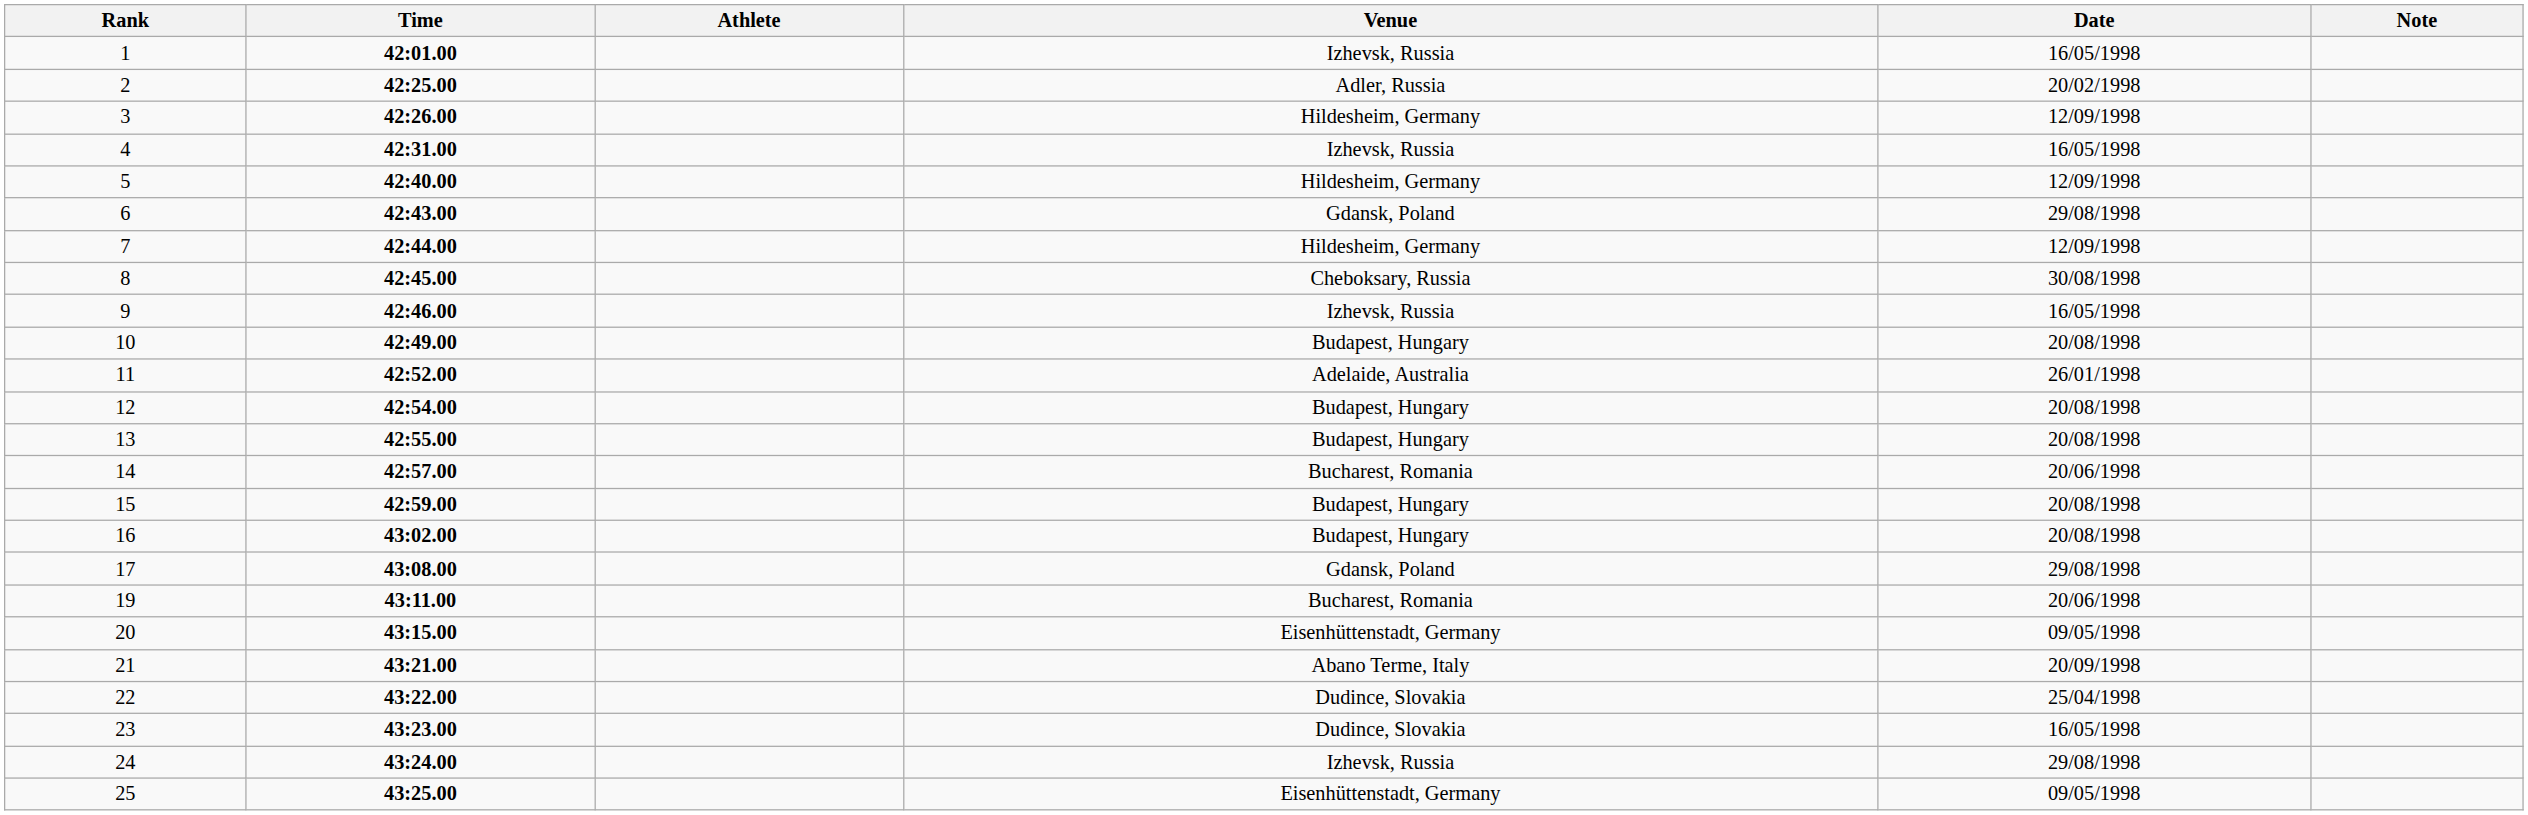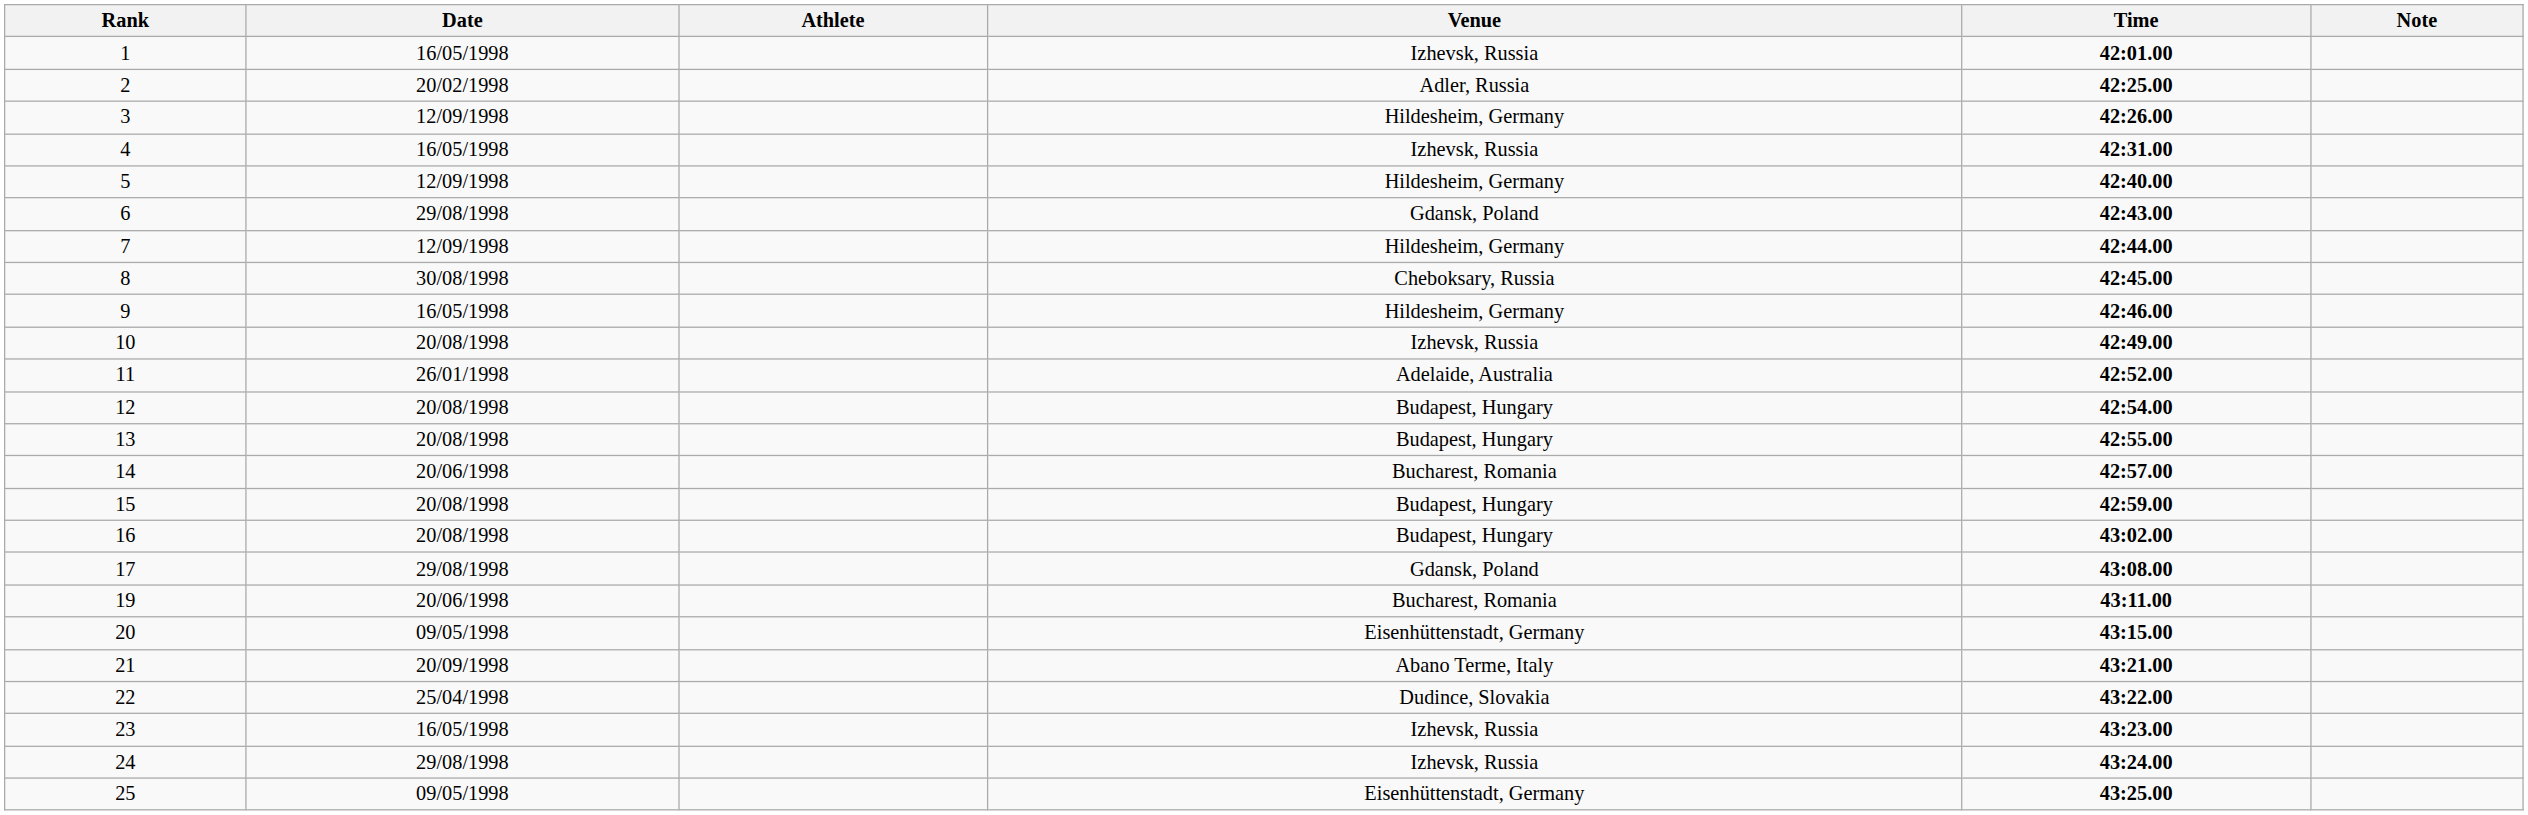columns swapped: (420, 20) <-> (2094, 20)
(1390, 310) Izhevsk, Russia -> (1474, 310) Hildesheim, Germany
(1390, 342) Budapest, Hungary -> (1474, 342) Izhevsk, Russia
(1390, 729) Dudince, Slovakia -> (1474, 729) Izhevsk, Russia
